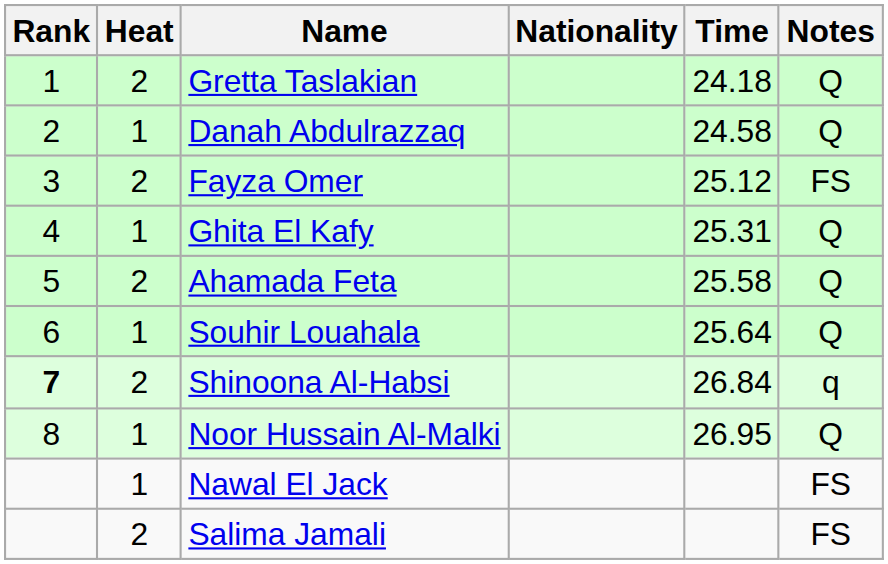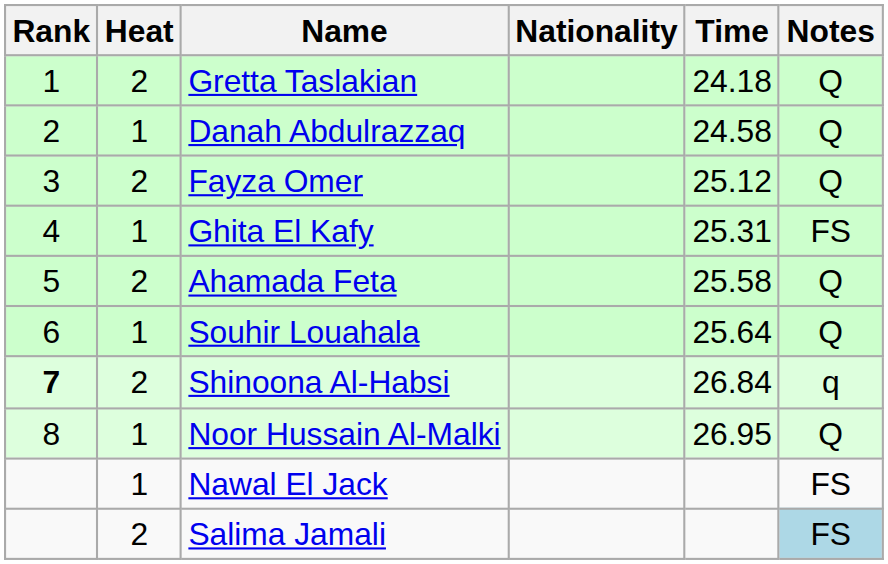(831, 181) FS -> (831, 181) Q
(831, 232) Q -> (831, 232) FS
(831, 533) no background -> (831, 533) lightblue background
